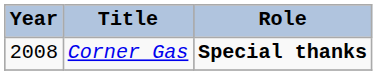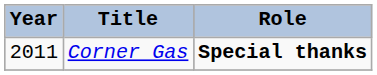(34, 54) 2008 -> (34, 54) 2011
